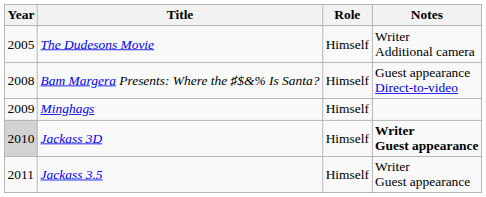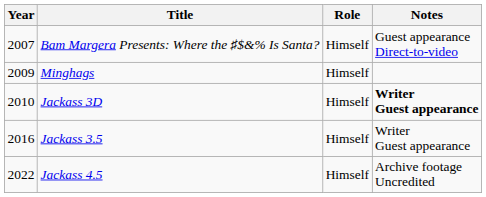- row: (97, 44)
(21, 80) 2008 -> (21, 44) 2007
(21, 138) lightgrey background -> (21, 101) no background
(21, 174) 2011 -> (21, 138) 2016
+ row: (72, 174)
